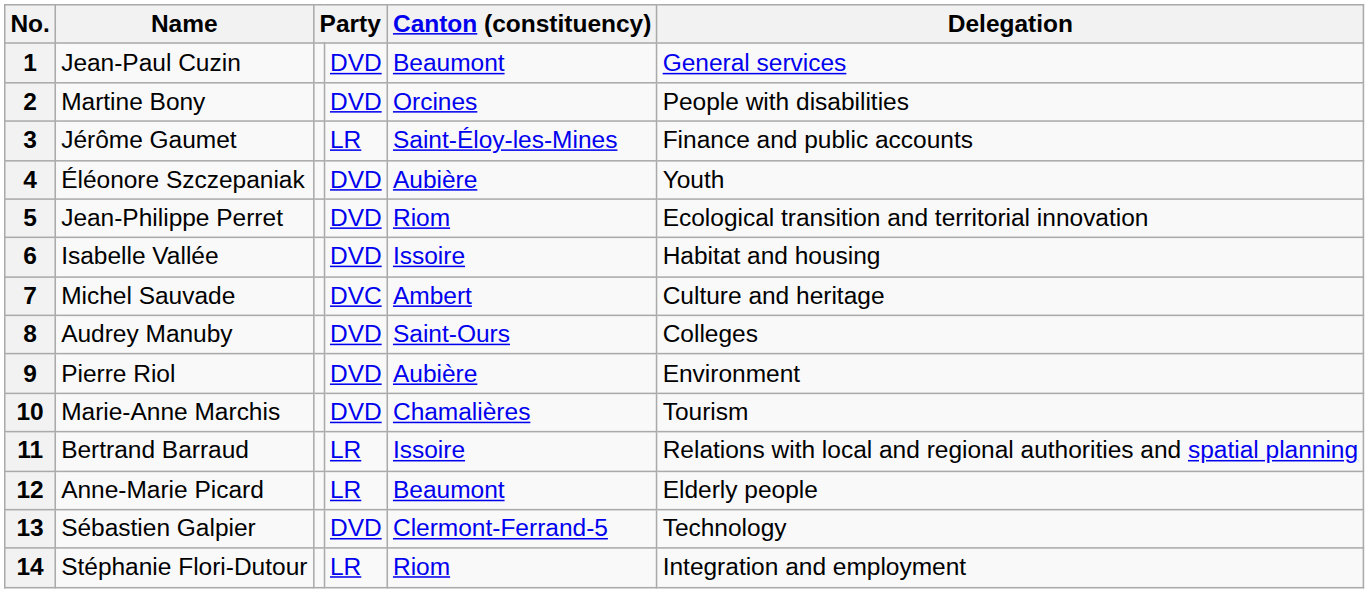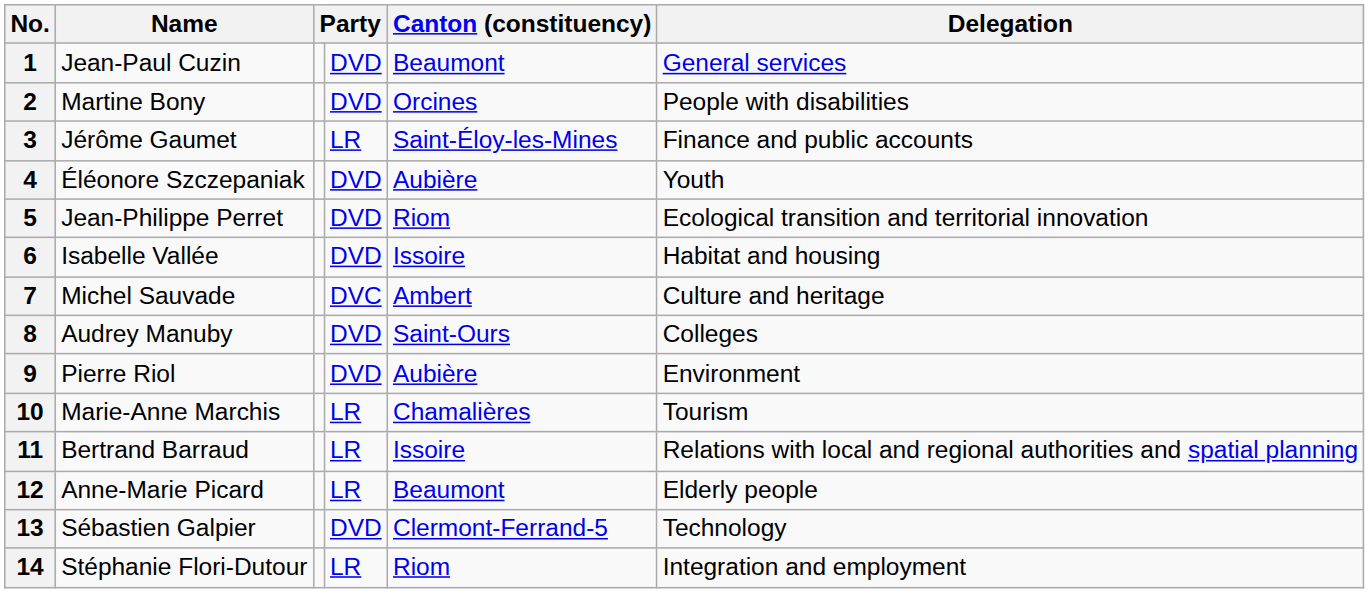(356, 412) DVD -> (346, 412) LR
